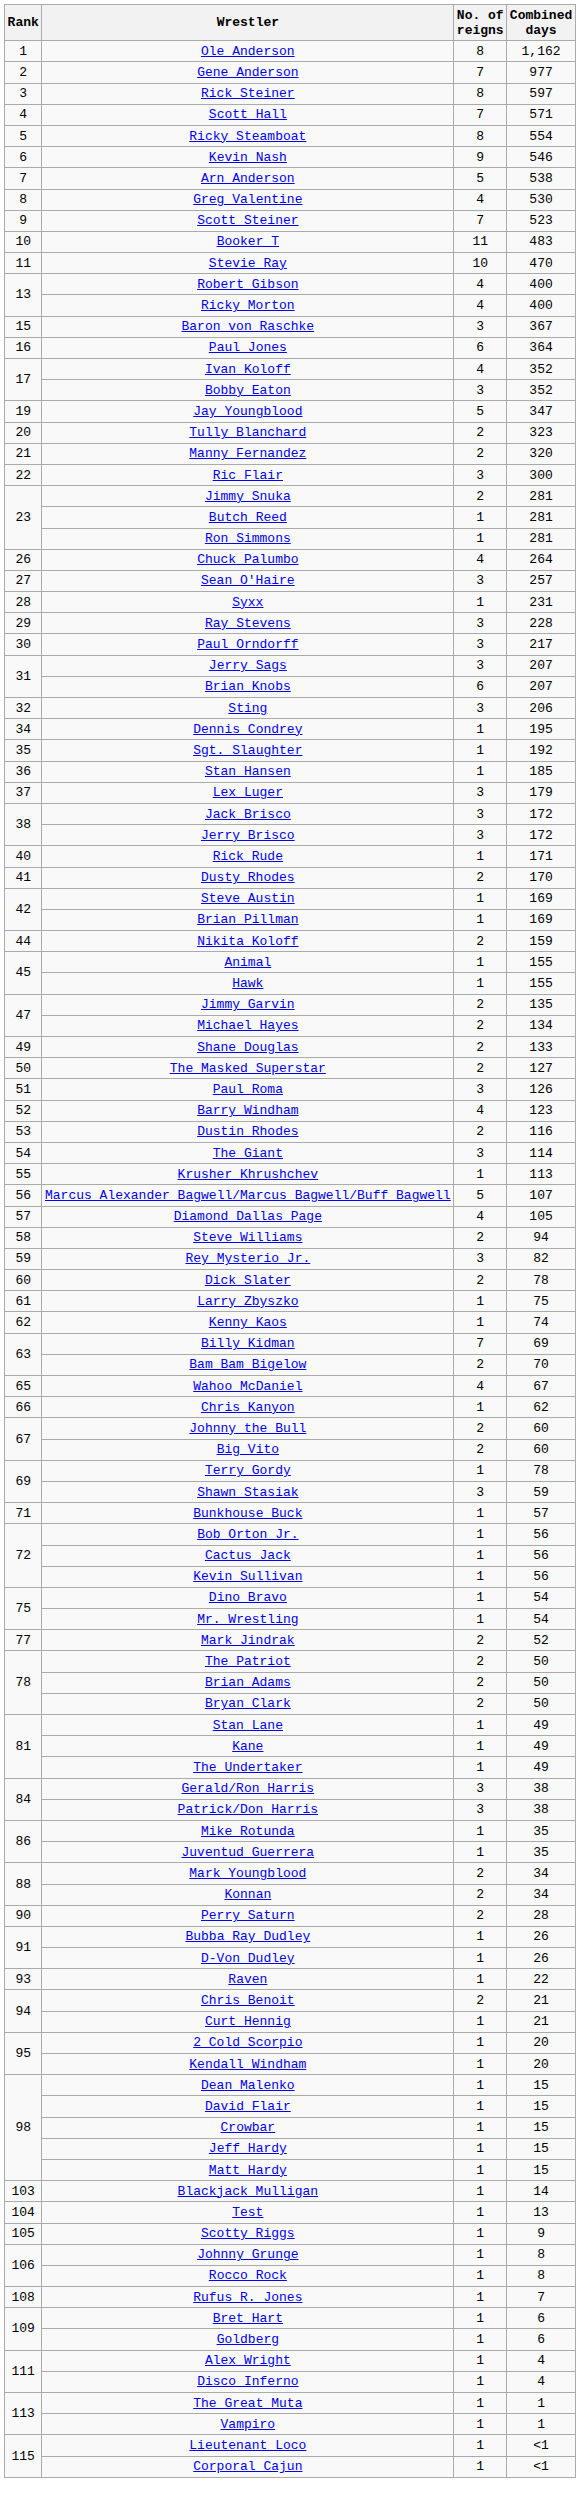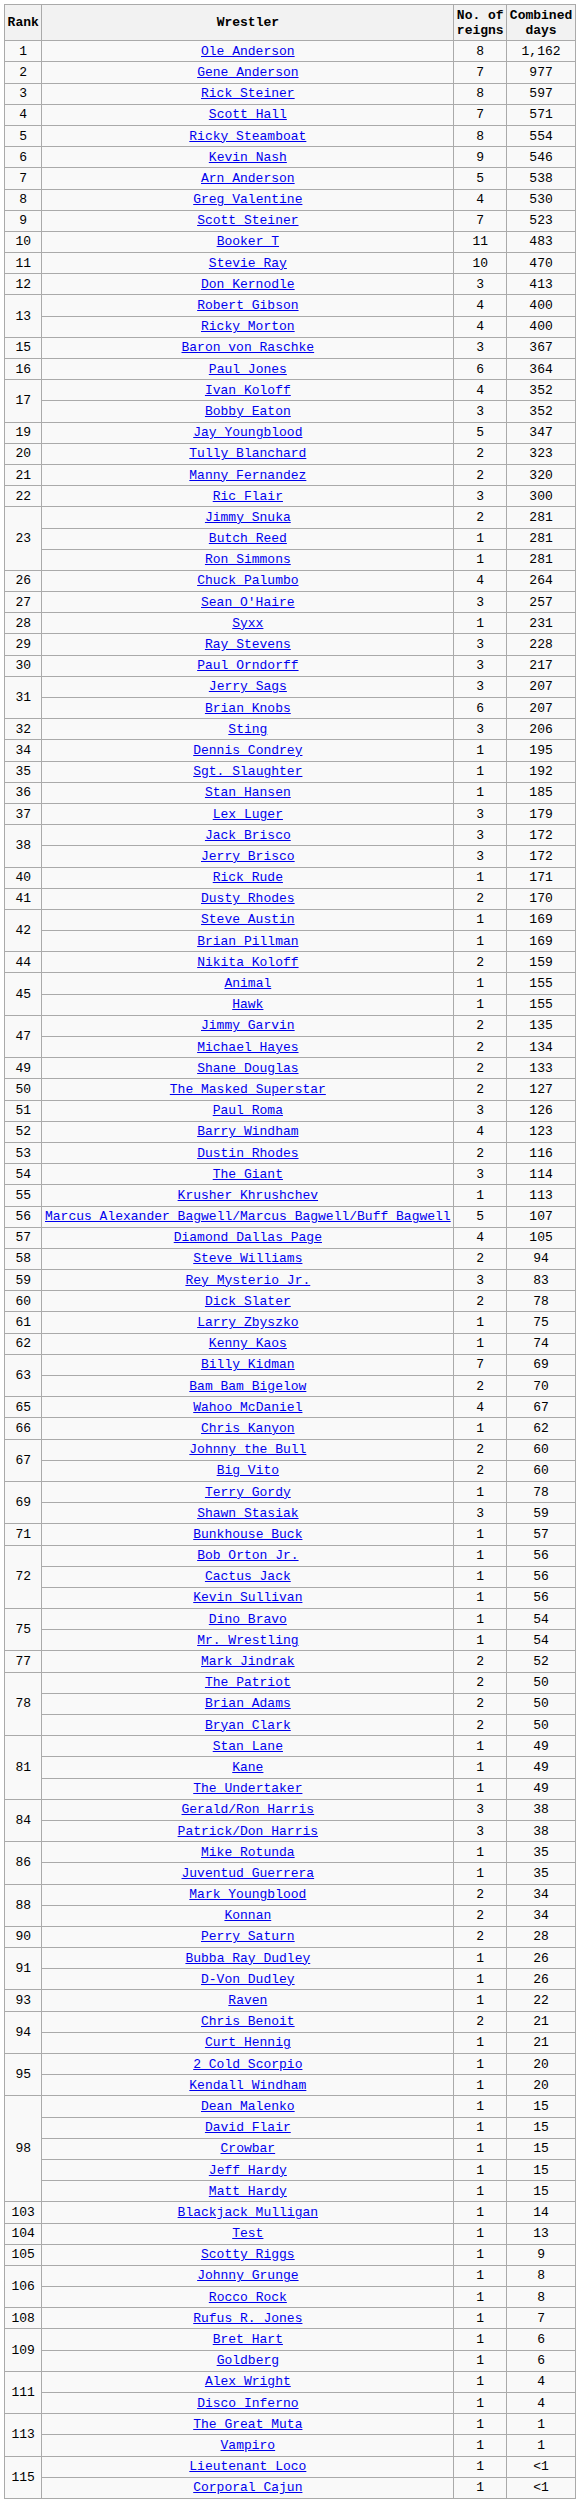+ row: (248, 284)
(541, 1259) 82 -> (541, 1280) 83
